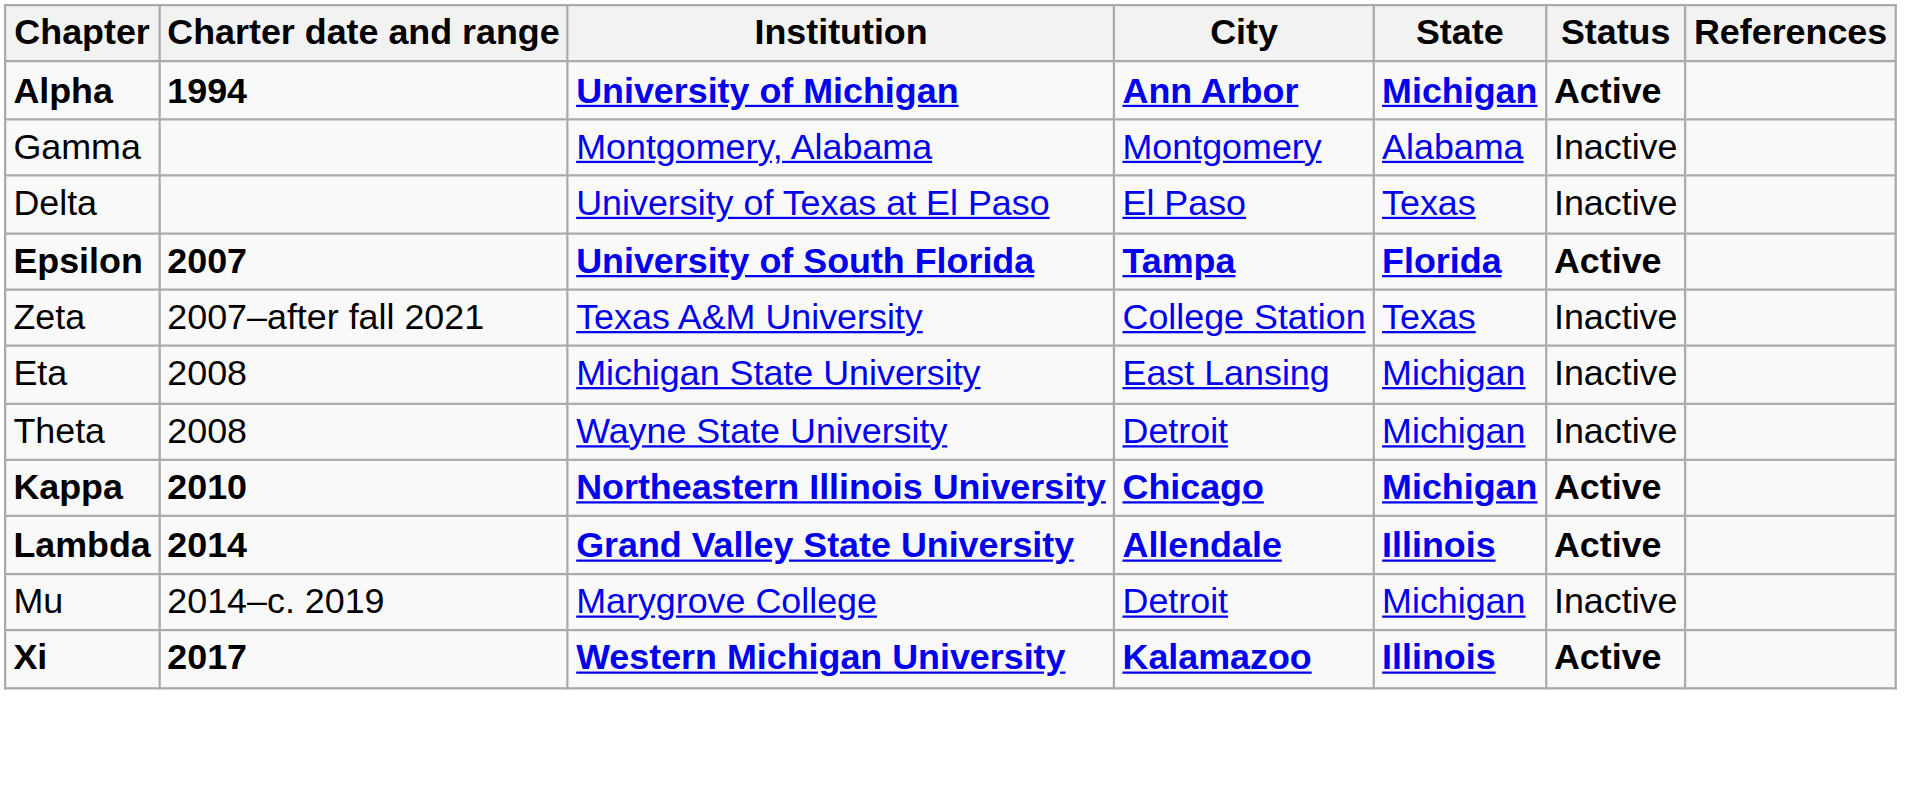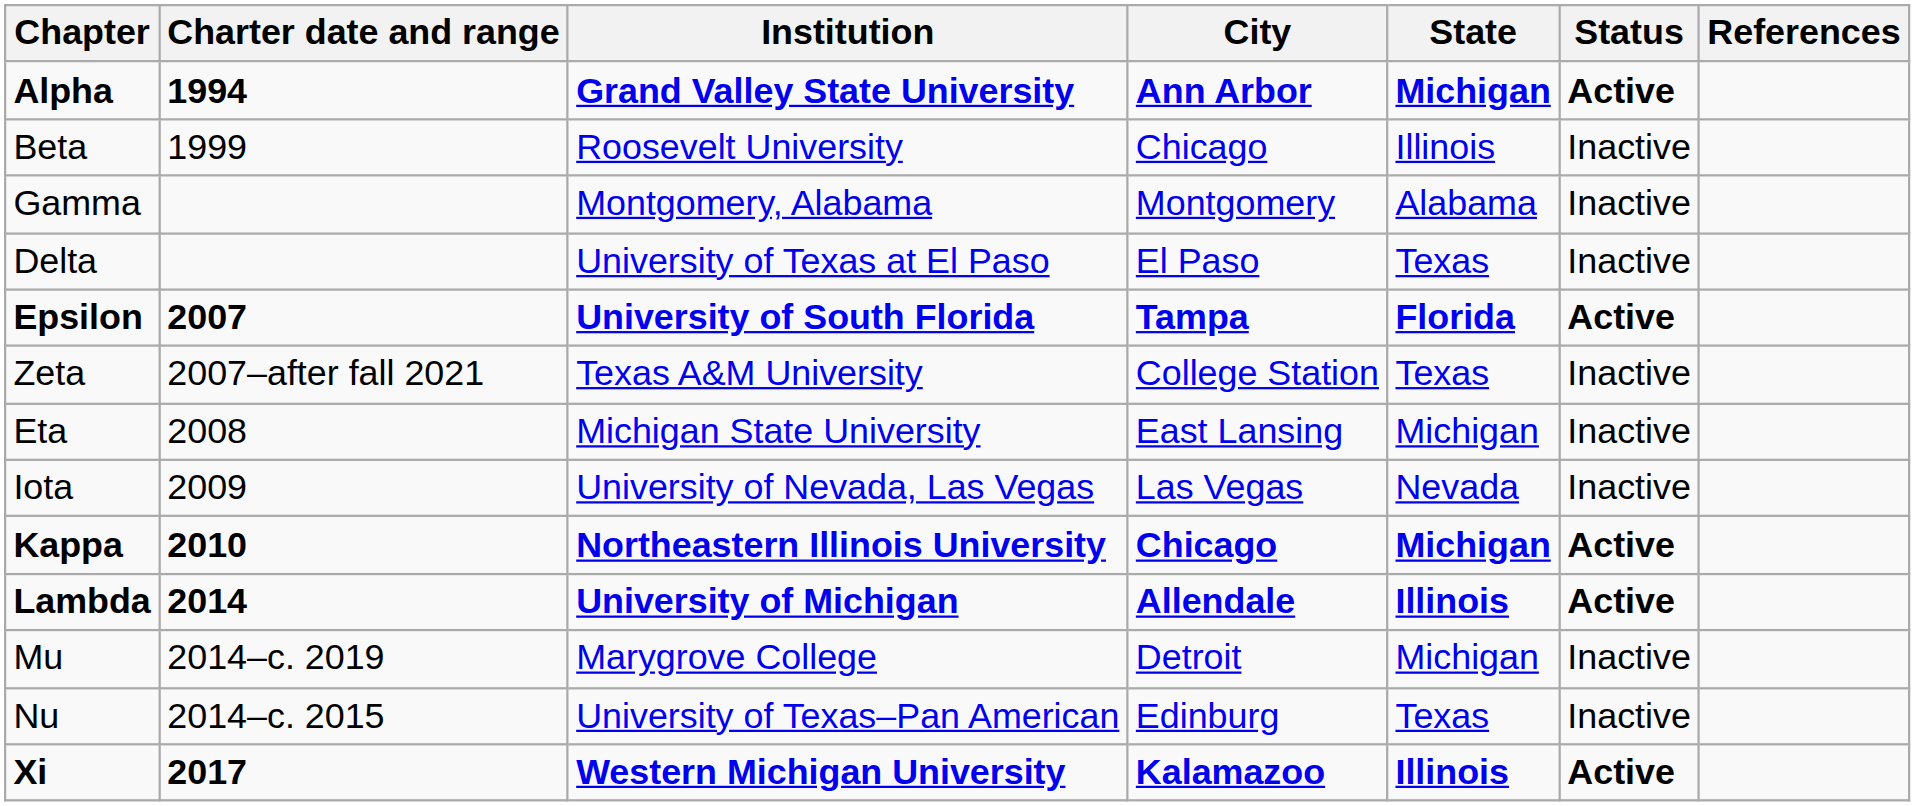(767, 89) University of Michigan -> (825, 89) Grand Valley State University
+ row: (50, 146)
- row: (59, 430)
+ row: (43, 487)
(825, 544) Grand Valley State University -> (767, 601) University of Michigan
+ row: (36, 714)
